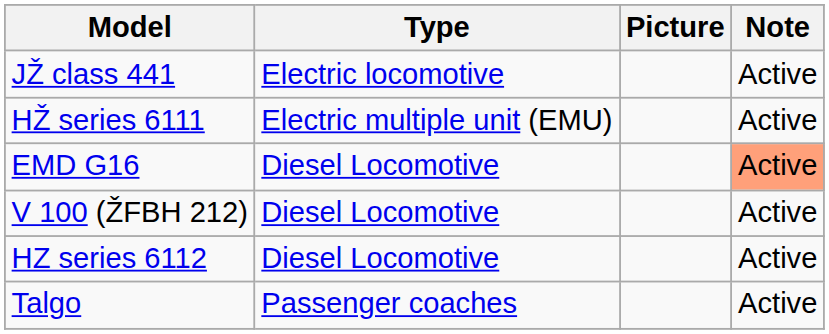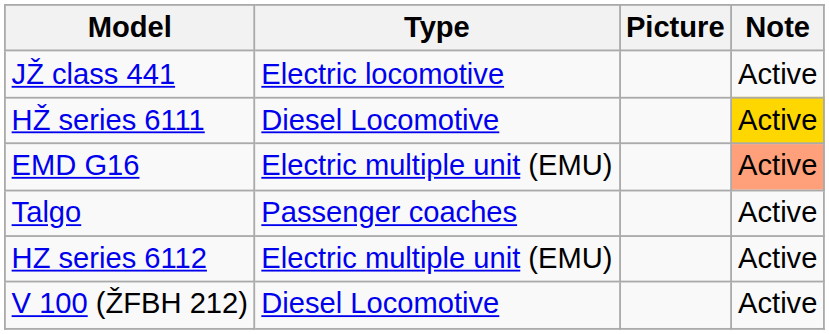(437, 119) Electric multiple unit (EMU) -> (380, 119) Diesel Locomotive
(778, 119) no background -> (778, 119) gold background
(380, 166) Diesel Locomotive -> (437, 166) Electric multiple unit (EMU)
rows swapped: (130, 212) <-> (46, 304)
(380, 258) Diesel Locomotive -> (437, 258) Electric multiple unit (EMU)
